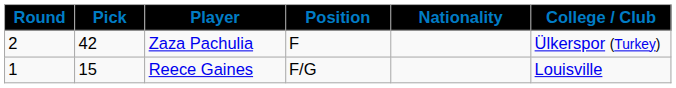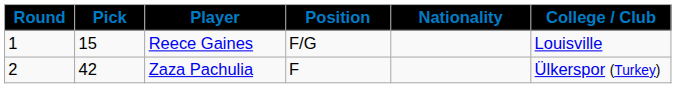rows swapped: (201, 69) <-> (201, 43)
